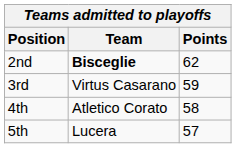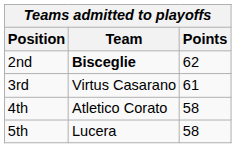(191, 85) 59 -> (191, 85) 61
(191, 131) 57 -> (191, 131) 58
